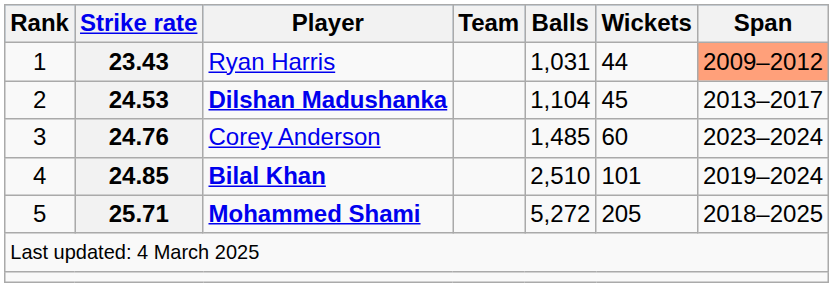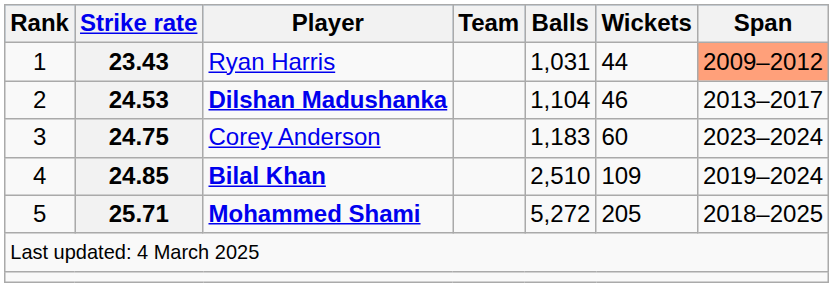(615, 99) 45 -> (615, 99) 46
(139, 137) 24.76 -> (139, 137) 24.75
(560, 137) 1,485 -> (560, 137) 1,183
(621, 175) 101 -> (621, 175) 109
